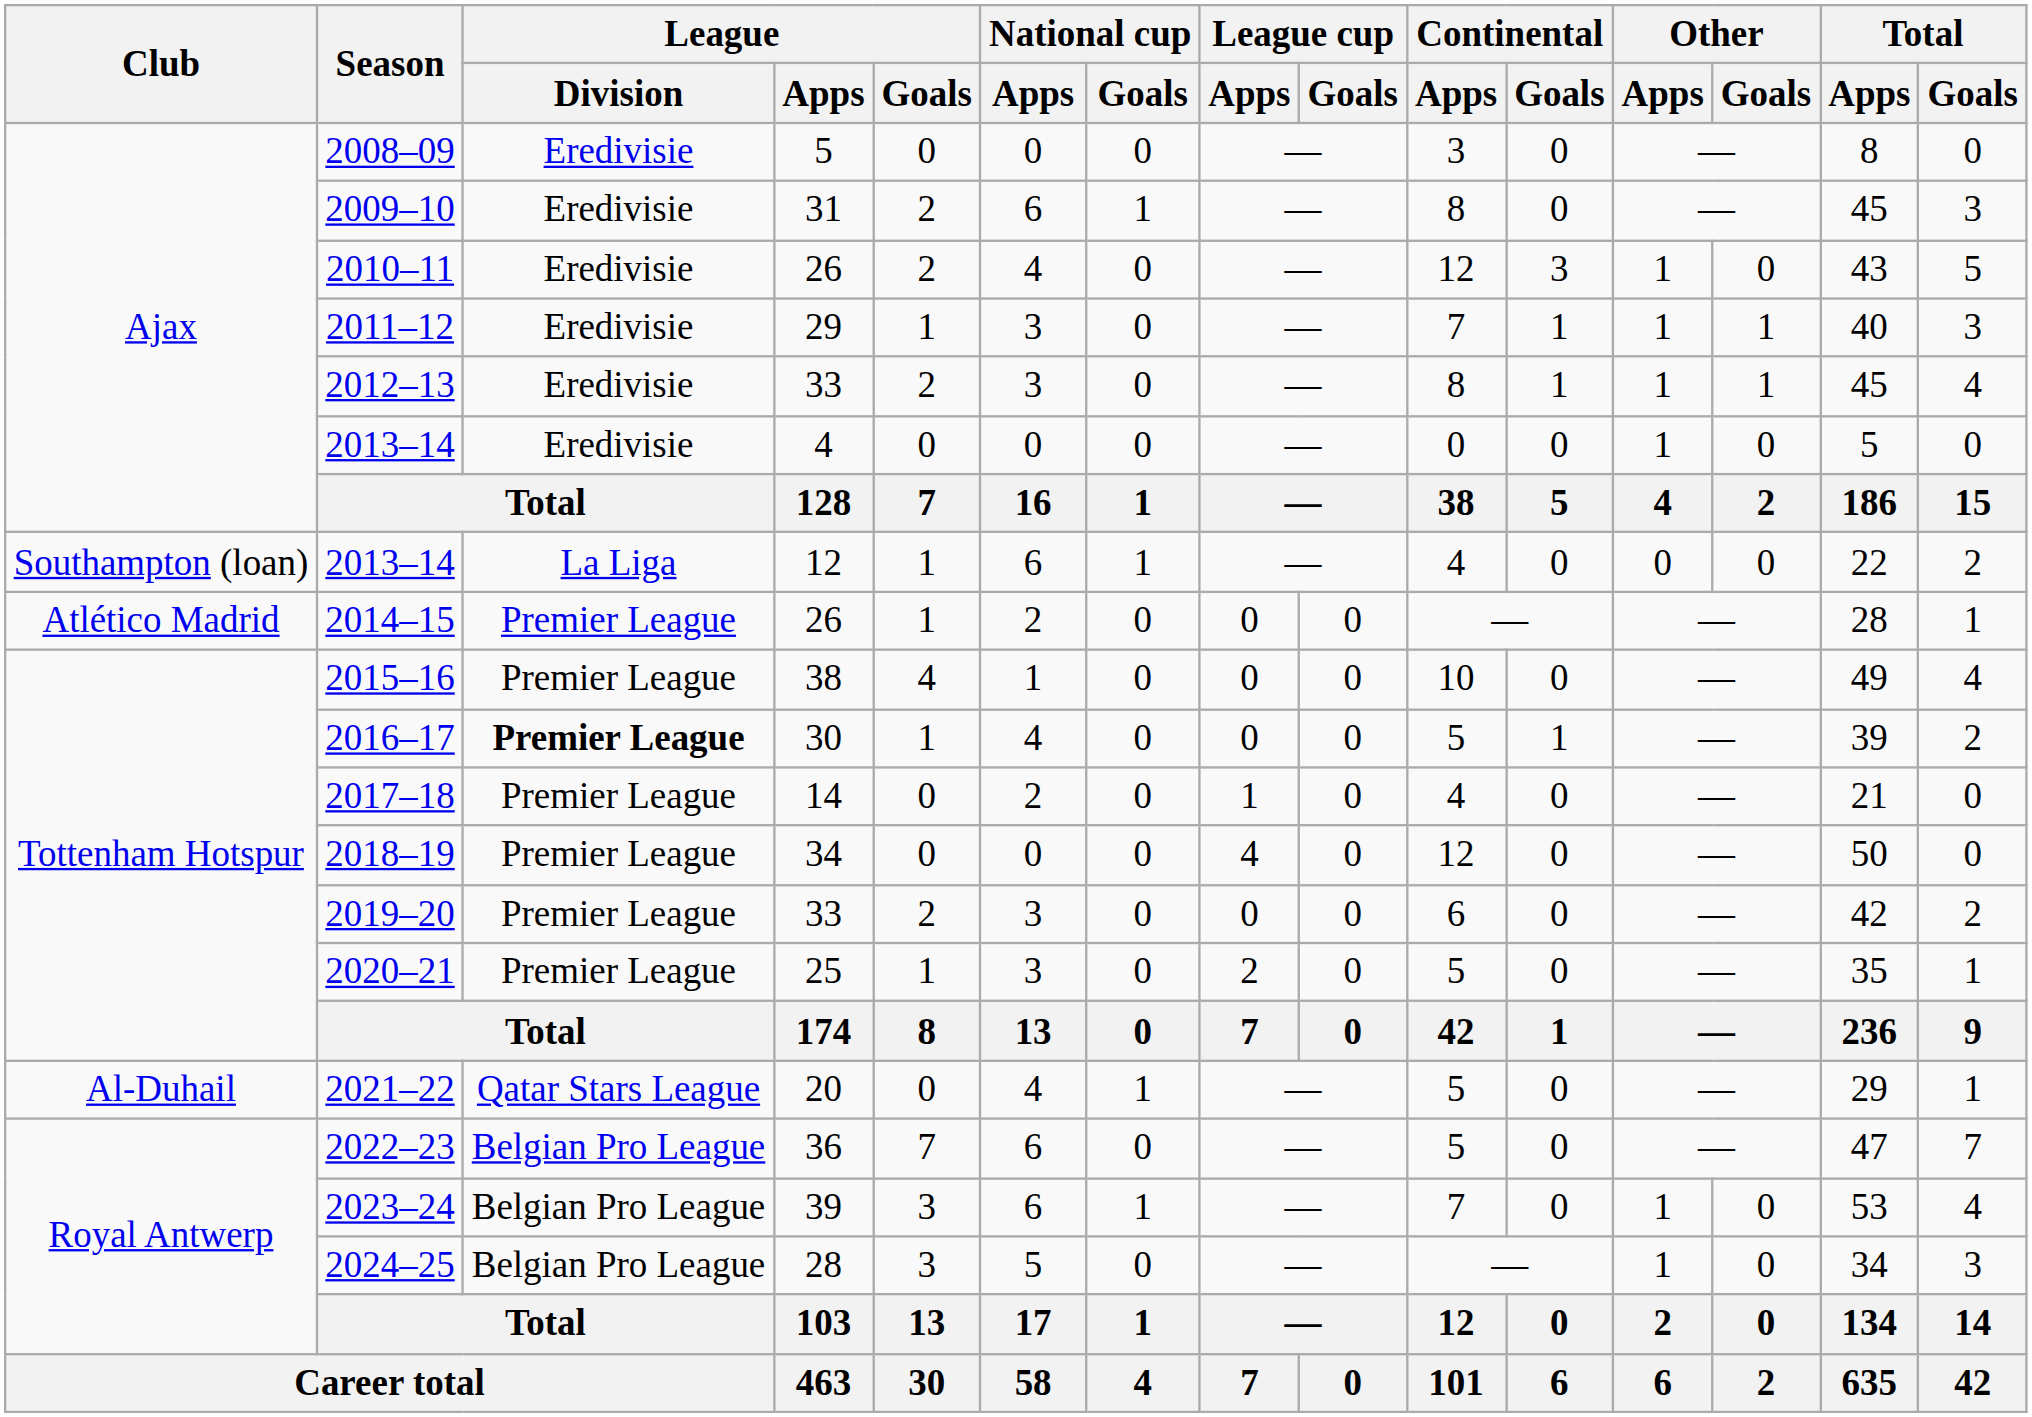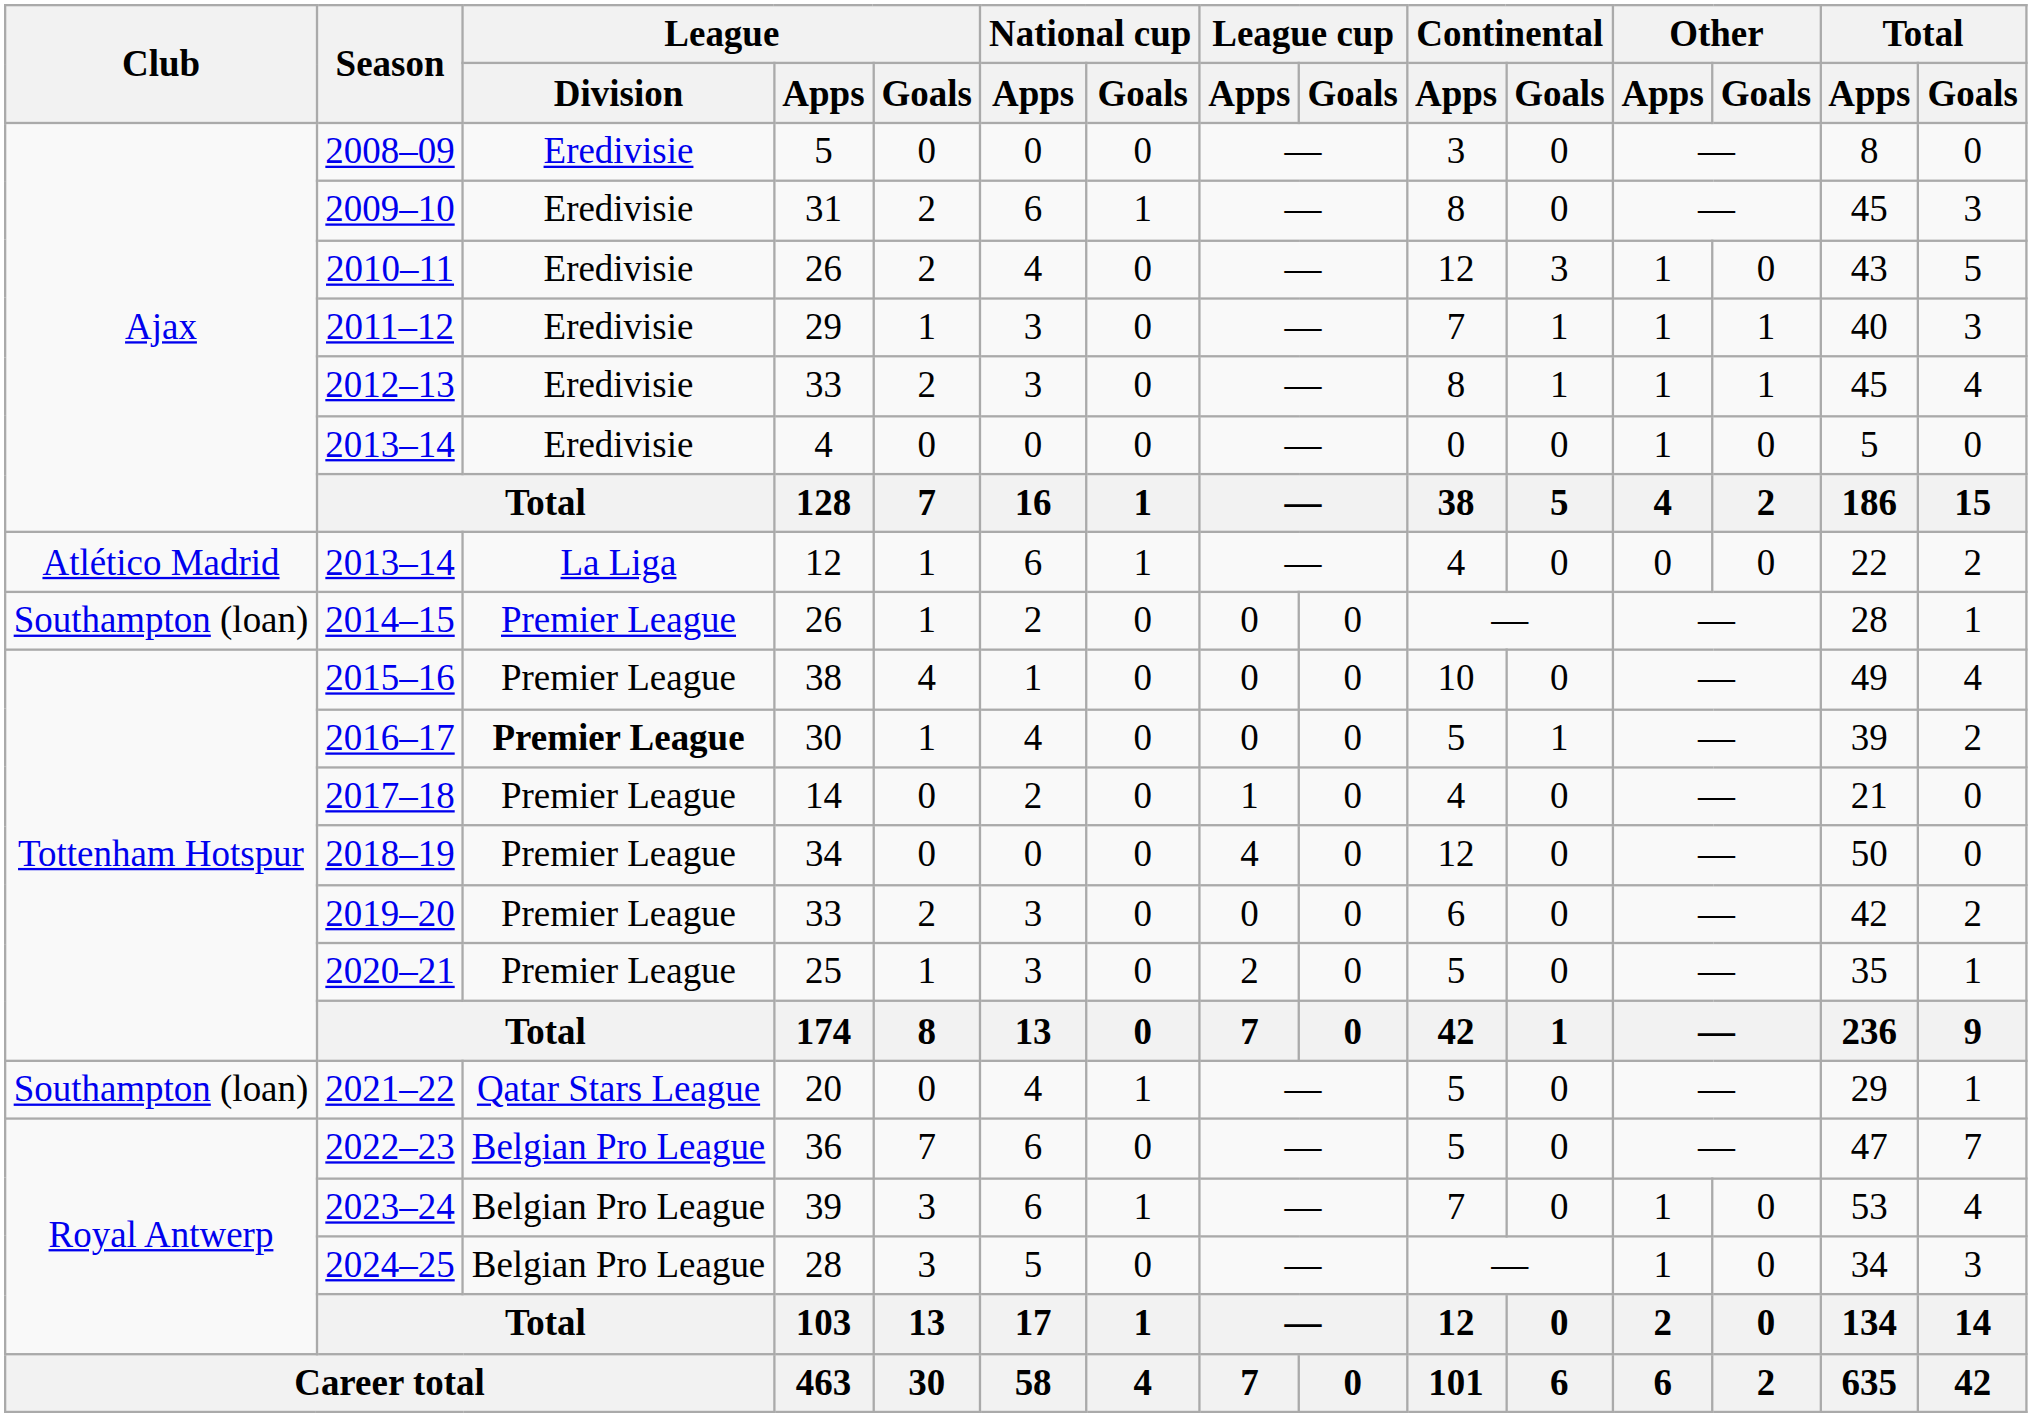(161, 561) Southampton (loan) -> (161, 561) Atlético Madrid
(161, 619) Atlético Madrid -> (161, 619) Southampton (loan)
(161, 1088) Al-Duhail -> (161, 1088) Southampton (loan)
